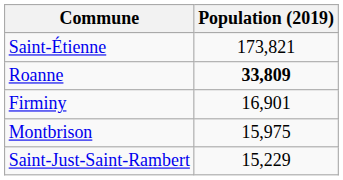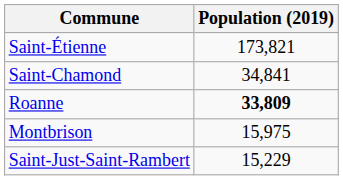+ row: (65, 75)
- row: (38, 103)
